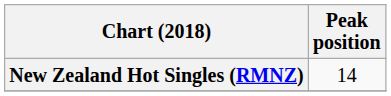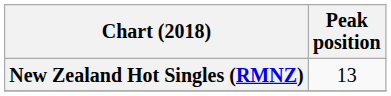(347, 74) 14 -> (347, 74) 13
